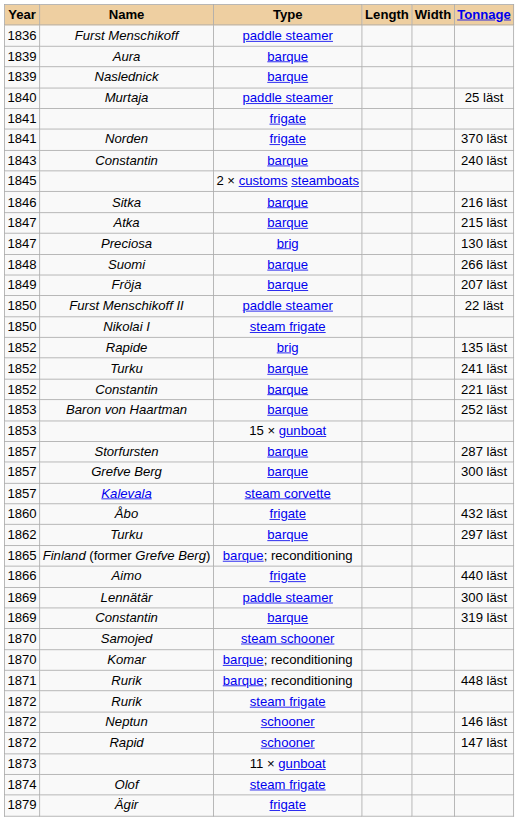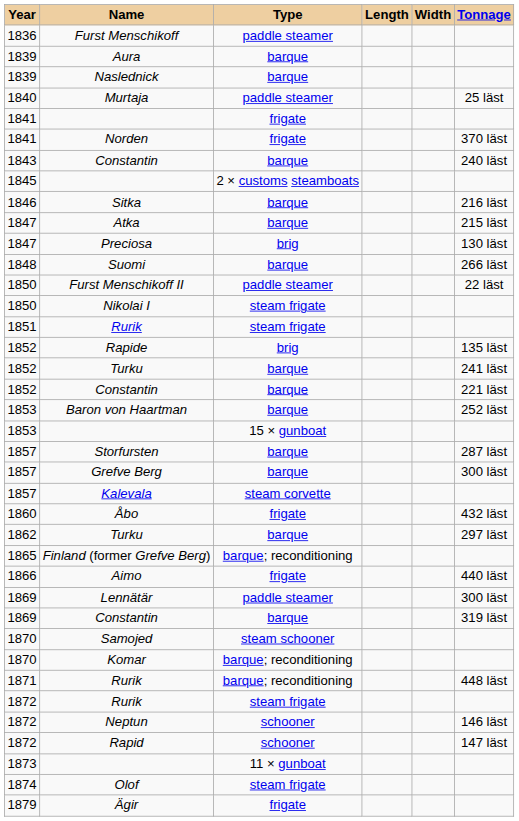- row: (22, 285)
+ row: (22, 327)
